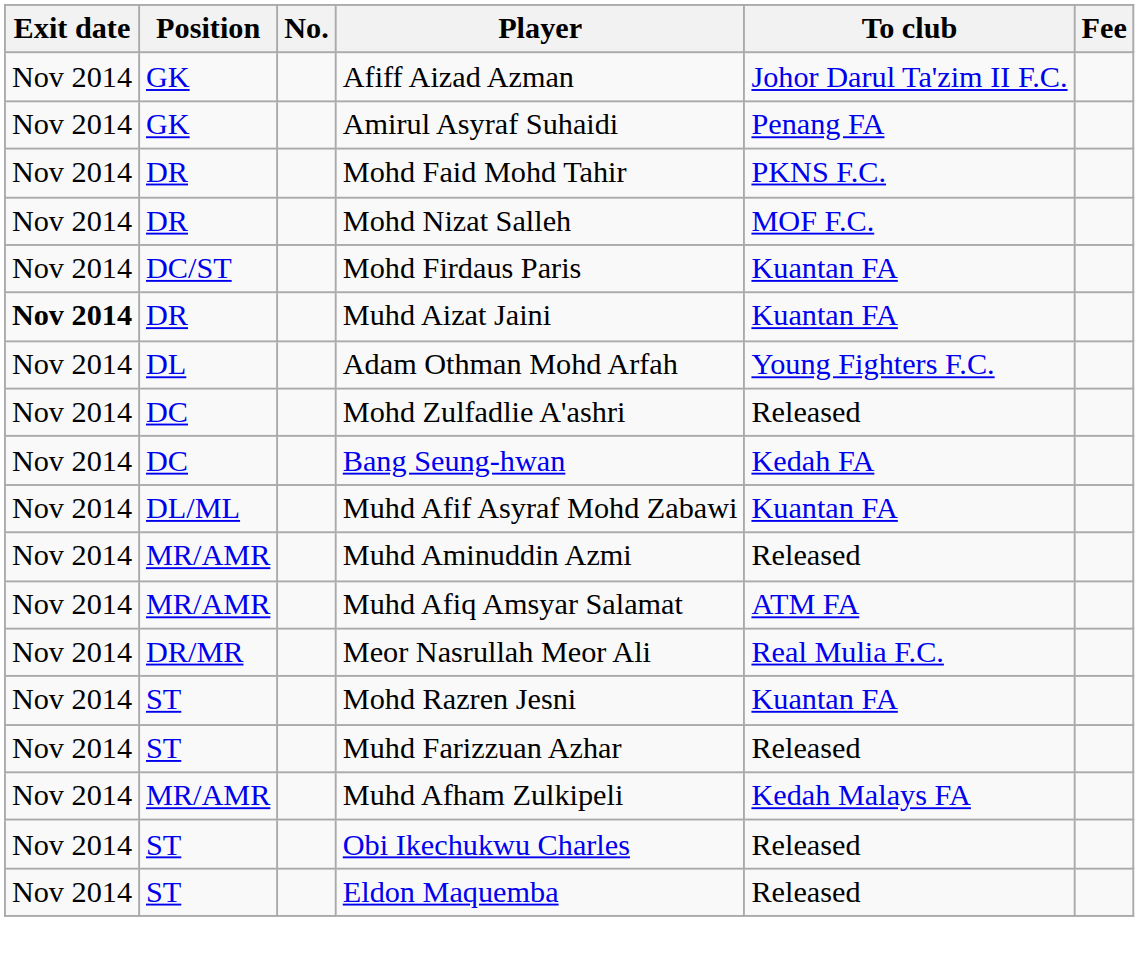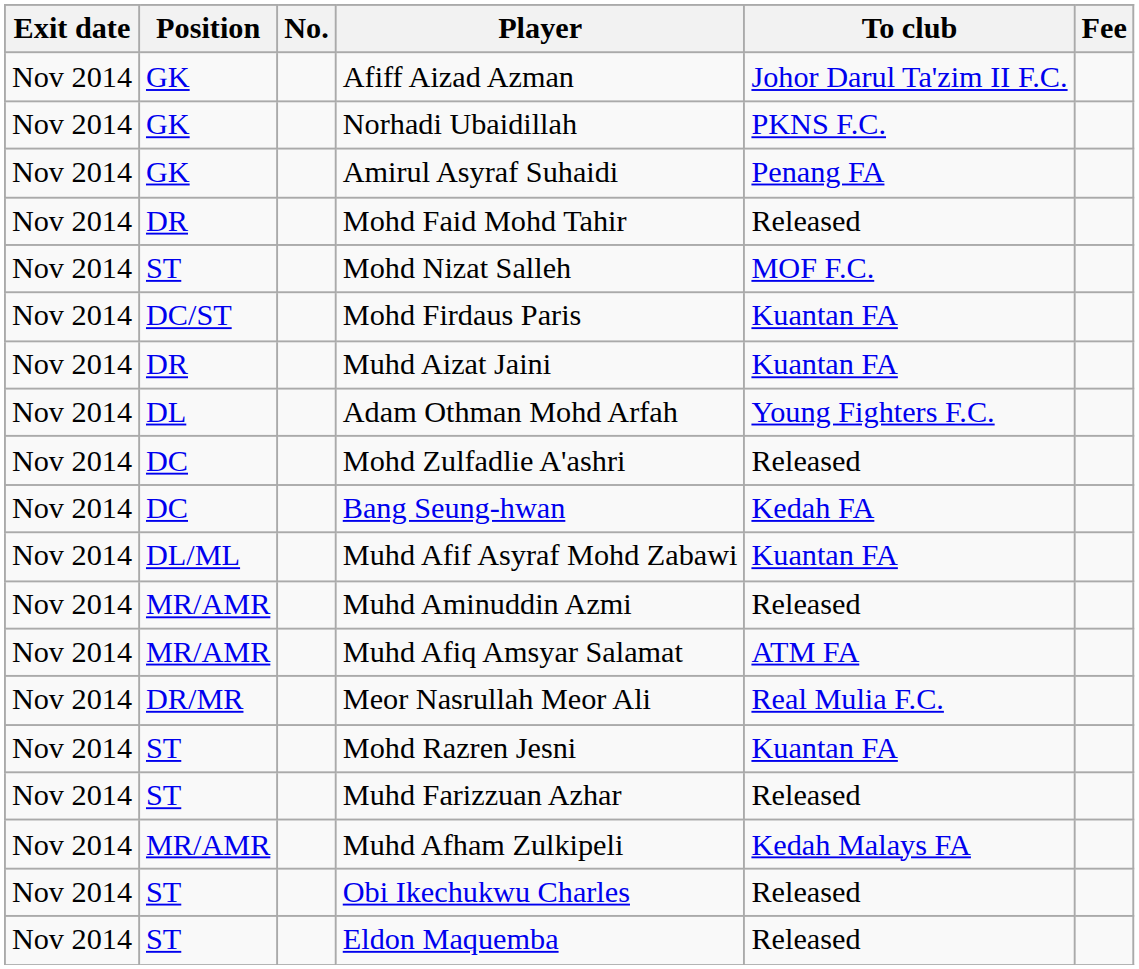+ row: (460, 124)
(819, 172) PKNS F.C. -> (806, 220) Released
(167, 220) DR -> (164, 268) ST
(72, 316) bold -> (72, 364) normal
